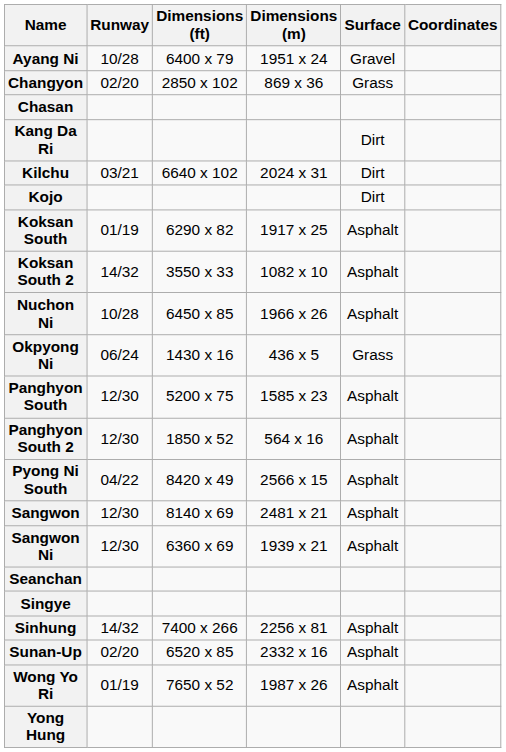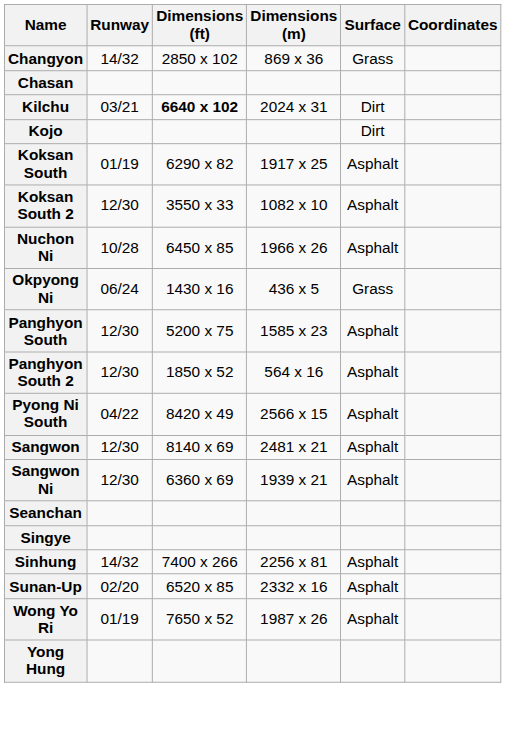- row: (46, 58)
(120, 82) 02/20 -> (120, 58) 14/32
- row: (46, 140)
(200, 173) normal -> (200, 107) bold
(120, 272) 14/32 -> (120, 206) 12/30
